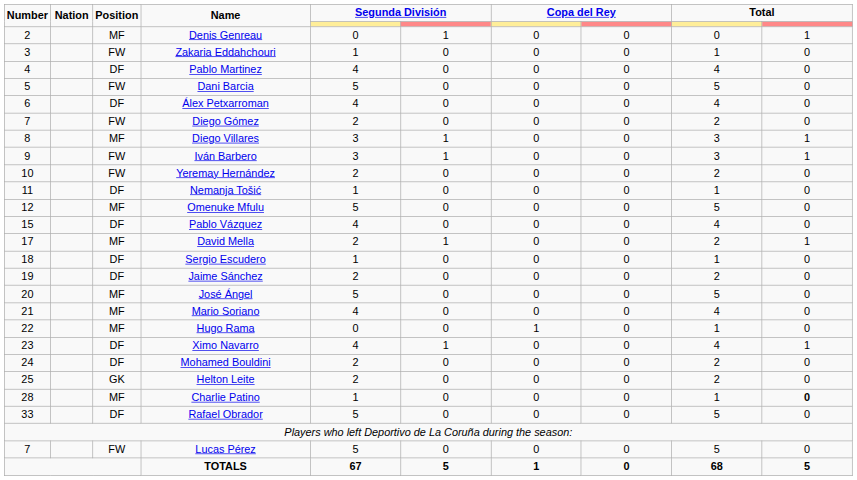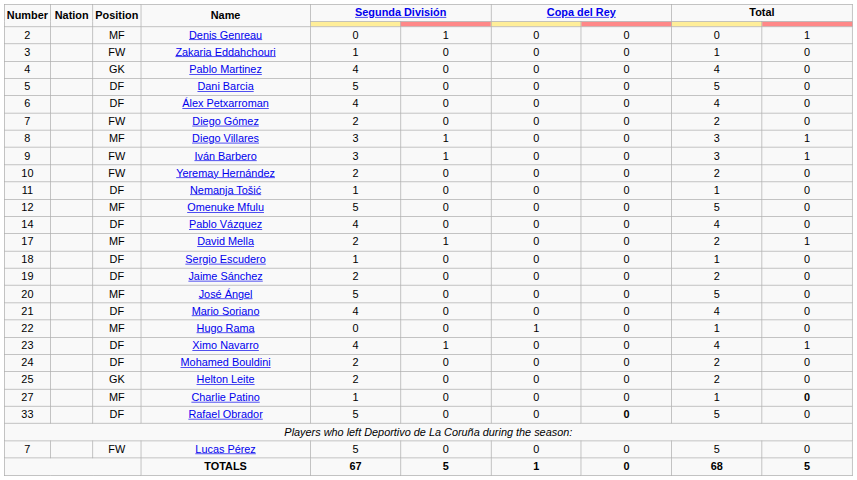(117, 69) DF -> (117, 69) GK
(117, 87) FW -> (117, 87) DF
(27, 225) 15 -> (27, 225) 14
(117, 311) MF -> (117, 311) DF
(27, 397) 28 -> (27, 397) 27
(626, 415) normal -> (626, 415) bold
